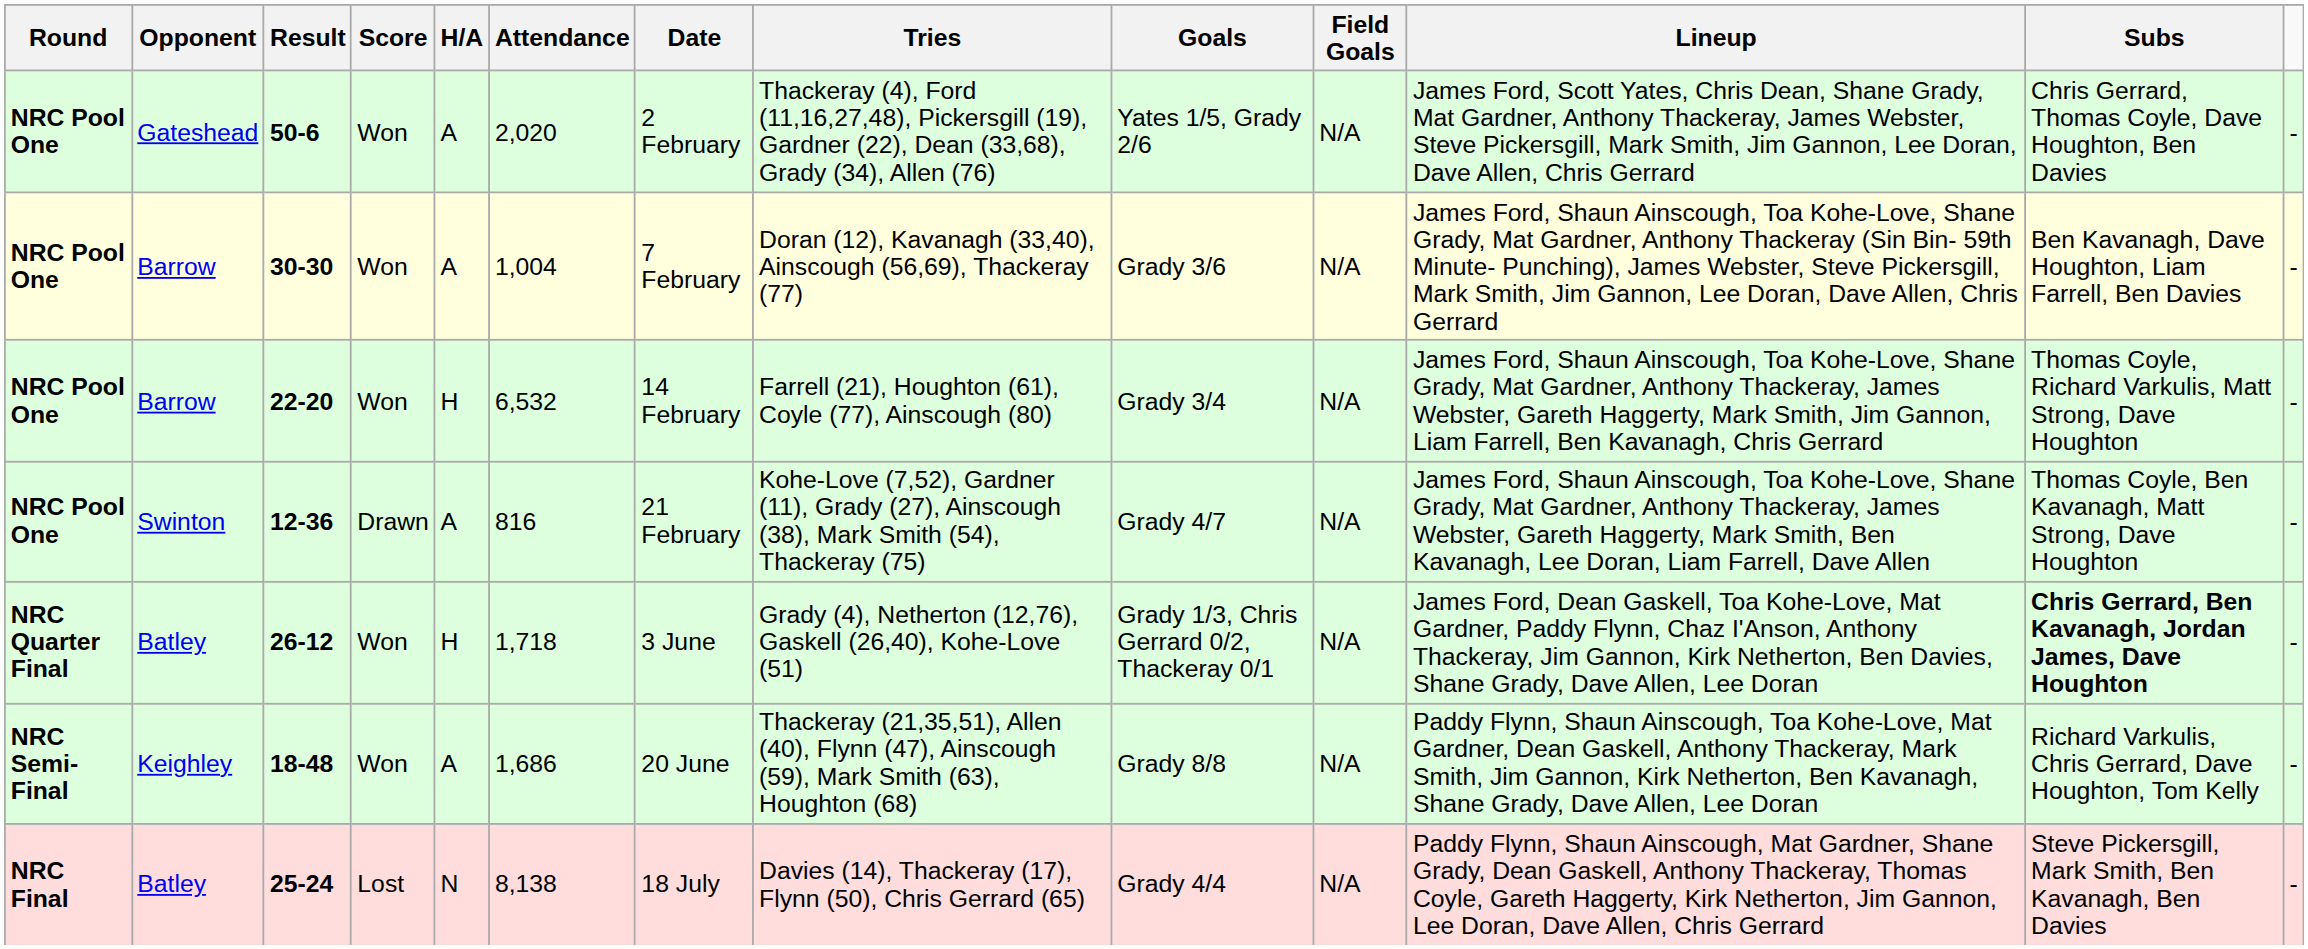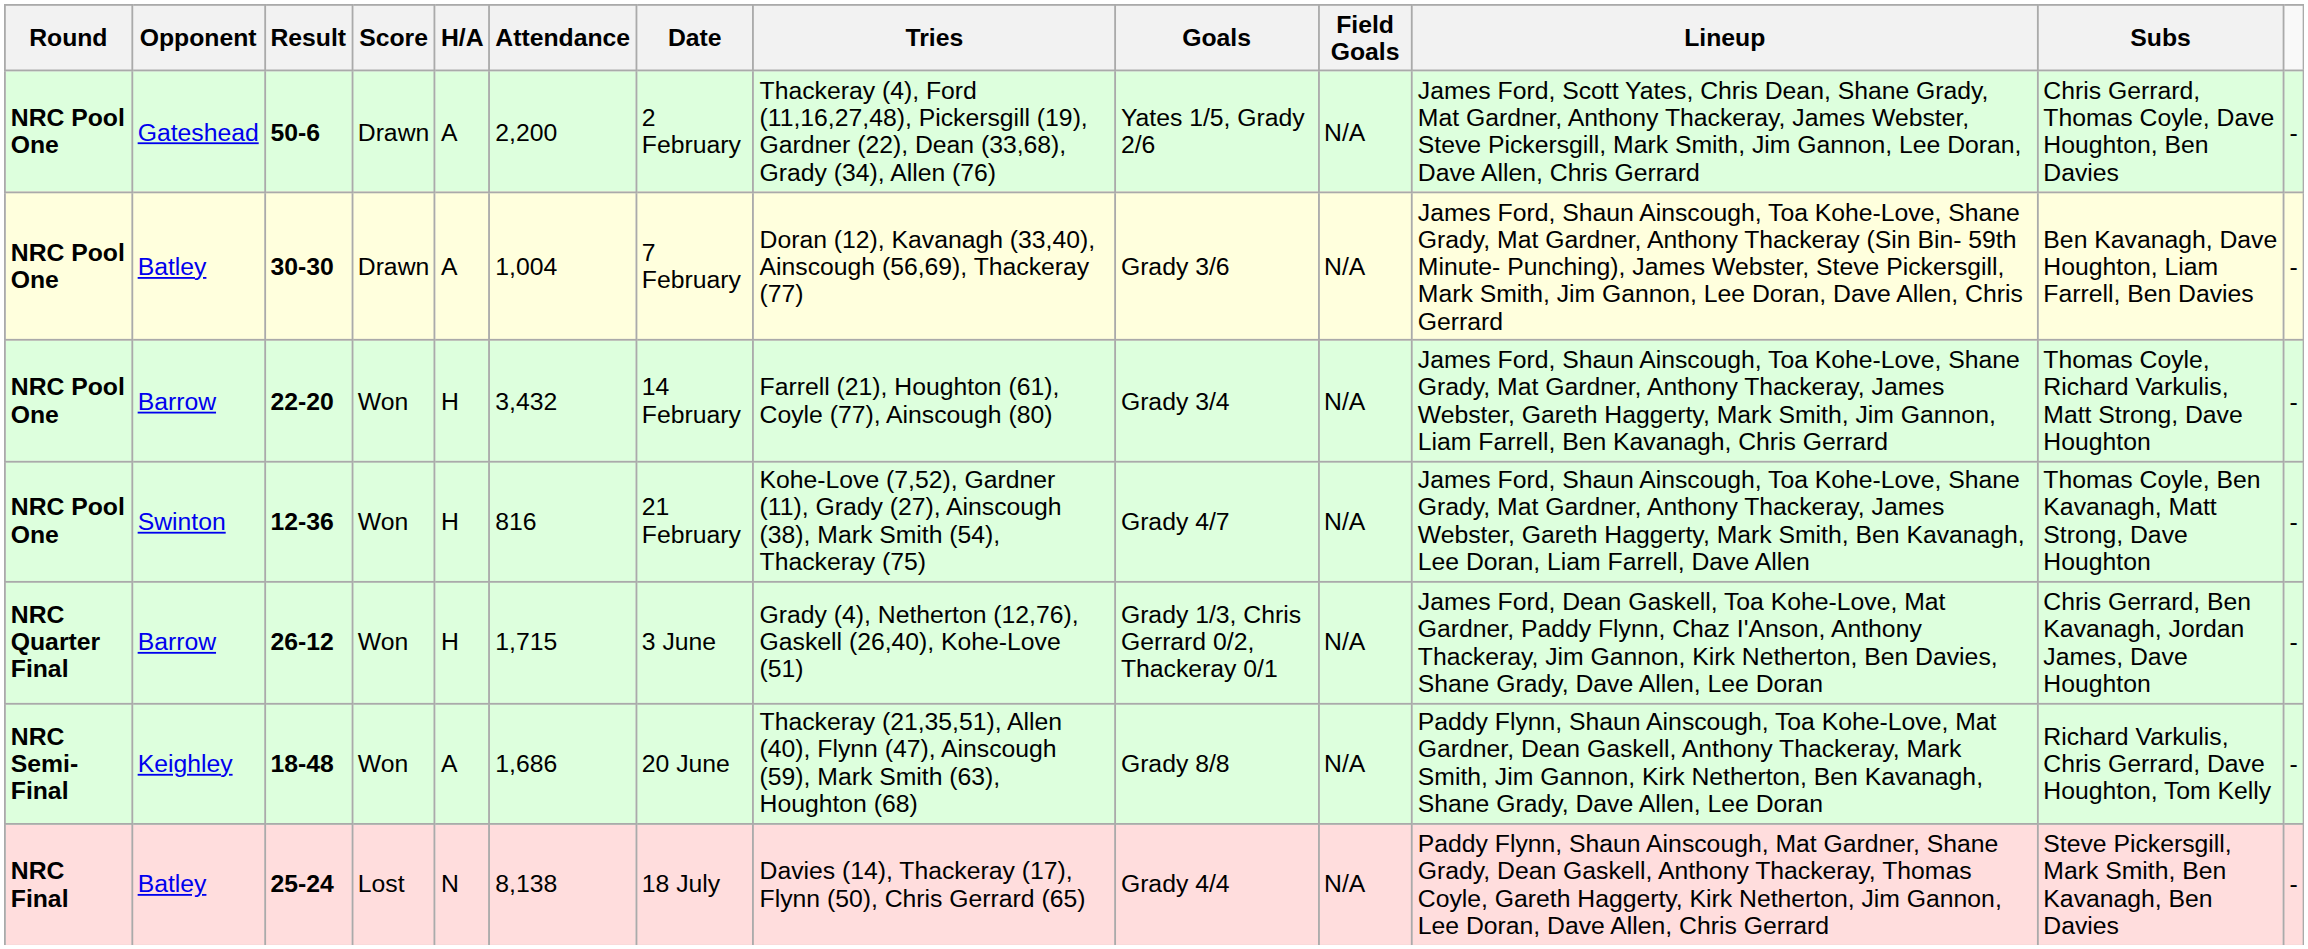(383, 131) Won -> (394, 131) Drawn
(526, 131) 2,020 -> (526, 131) 2,200
(176, 266) Barrow -> (172, 266) Batley
(383, 266) Won -> (394, 266) Drawn
(526, 400) 6,532 -> (526, 400) 3,432
(393, 521) Drawn -> (383, 521) Won
(449, 521) A -> (450, 521) H
(172, 642) Batley -> (177, 642) Barrow
(526, 642) 1,718 -> (526, 642) 1,715
(2142, 642) bold -> (2147, 642) normal
